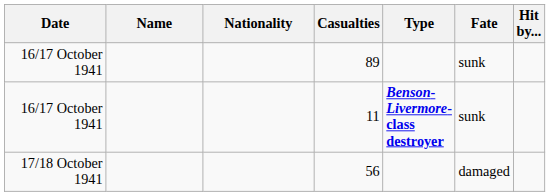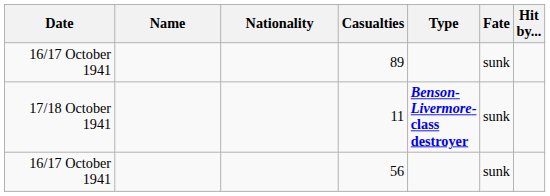(62, 117) 16/17 October 1941 -> (70, 117) 17/18 October 1941
(62, 171) 17/18 October 1941 -> (70, 171) 16/17 October 1941
(484, 171) damaged -> (496, 171) sunk
